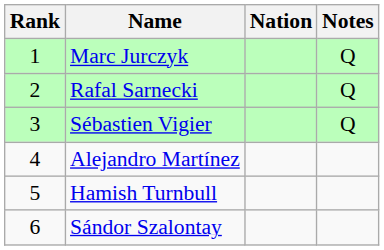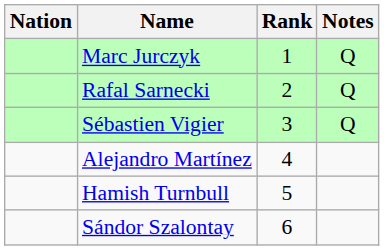columns swapped: (35, 21) <-> (281, 21)
